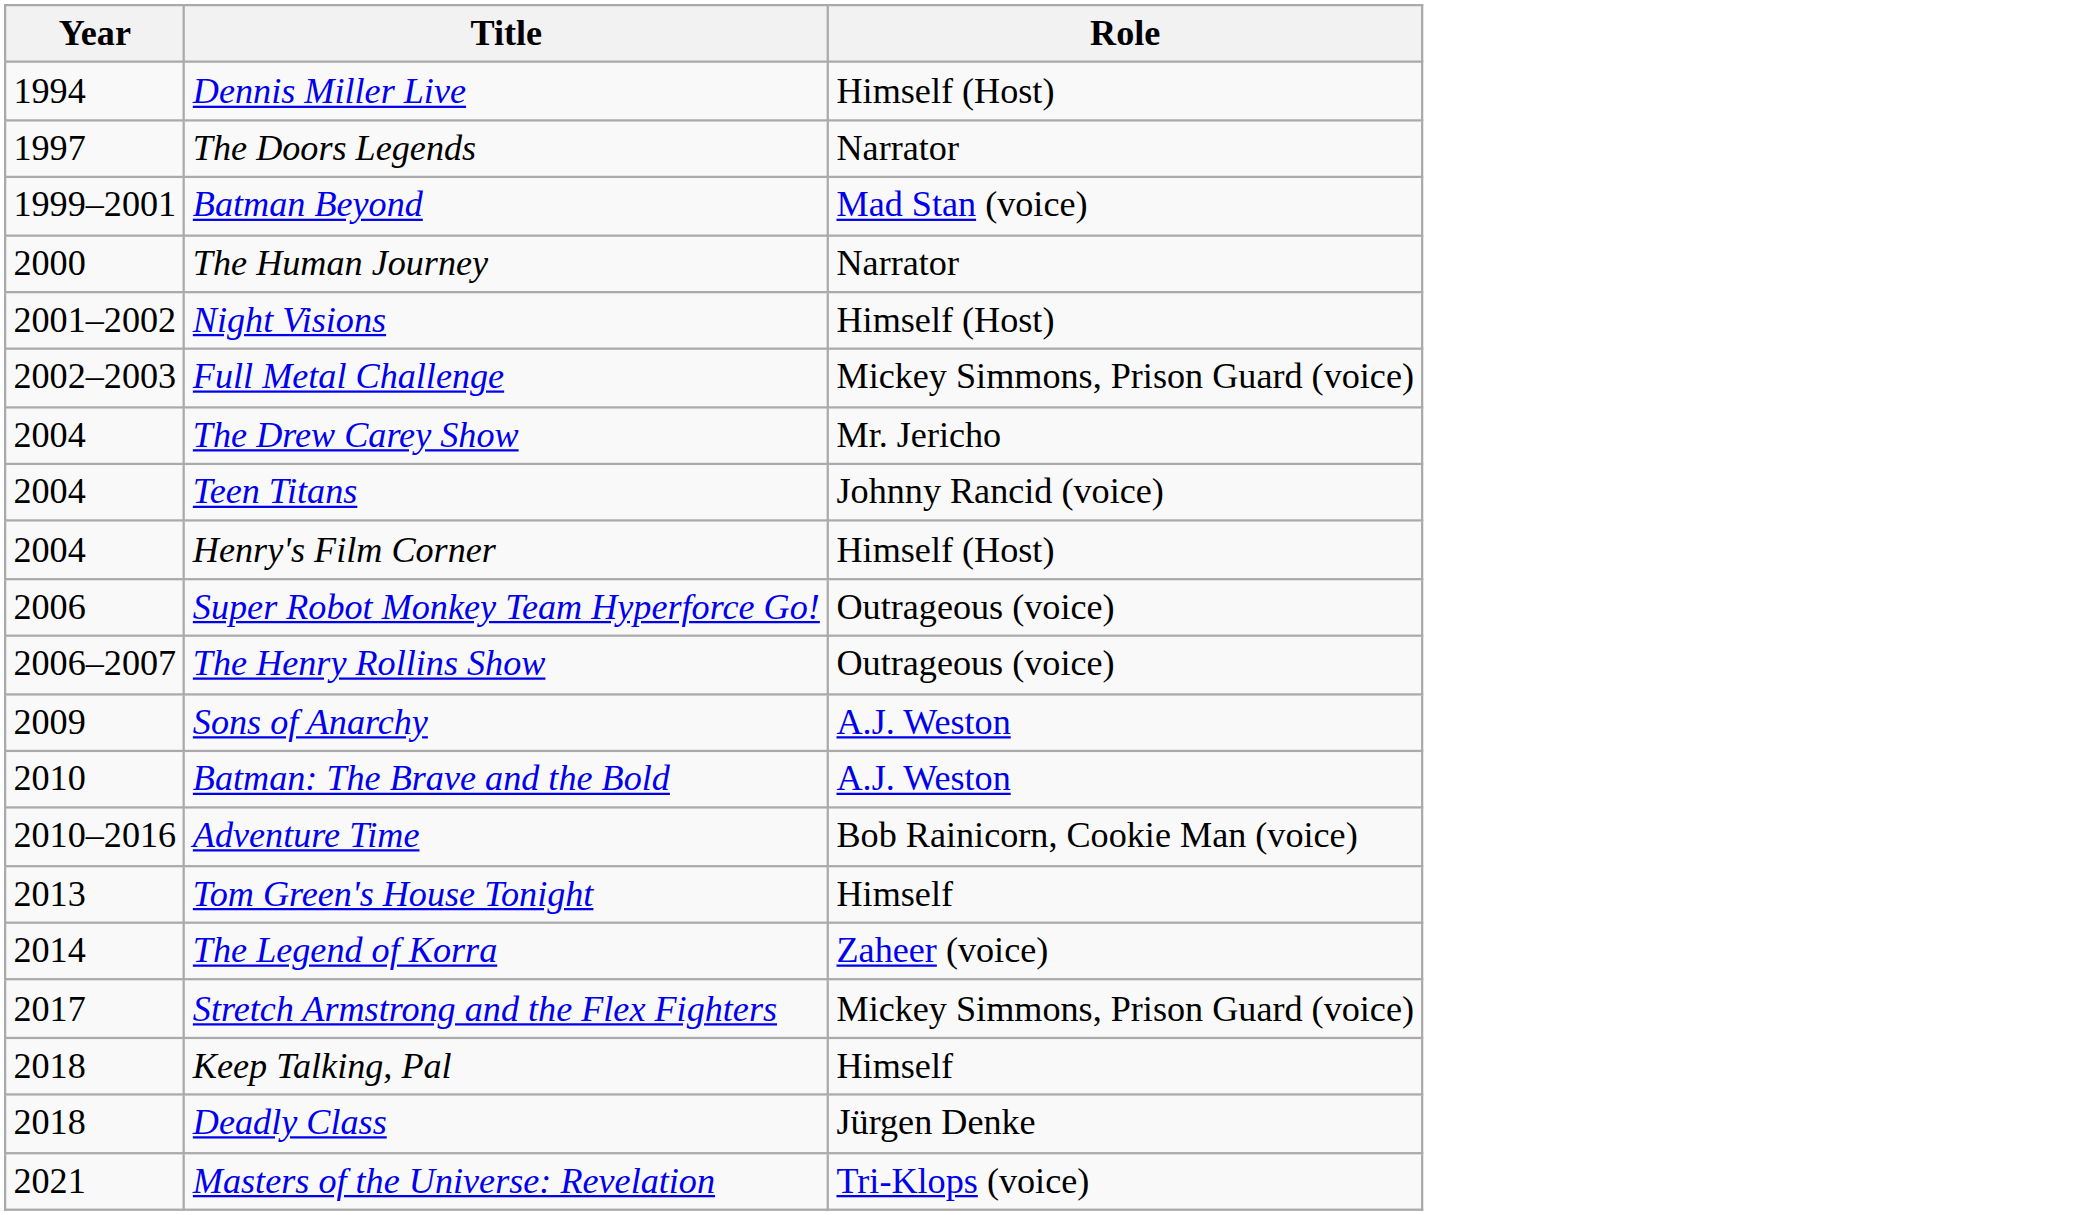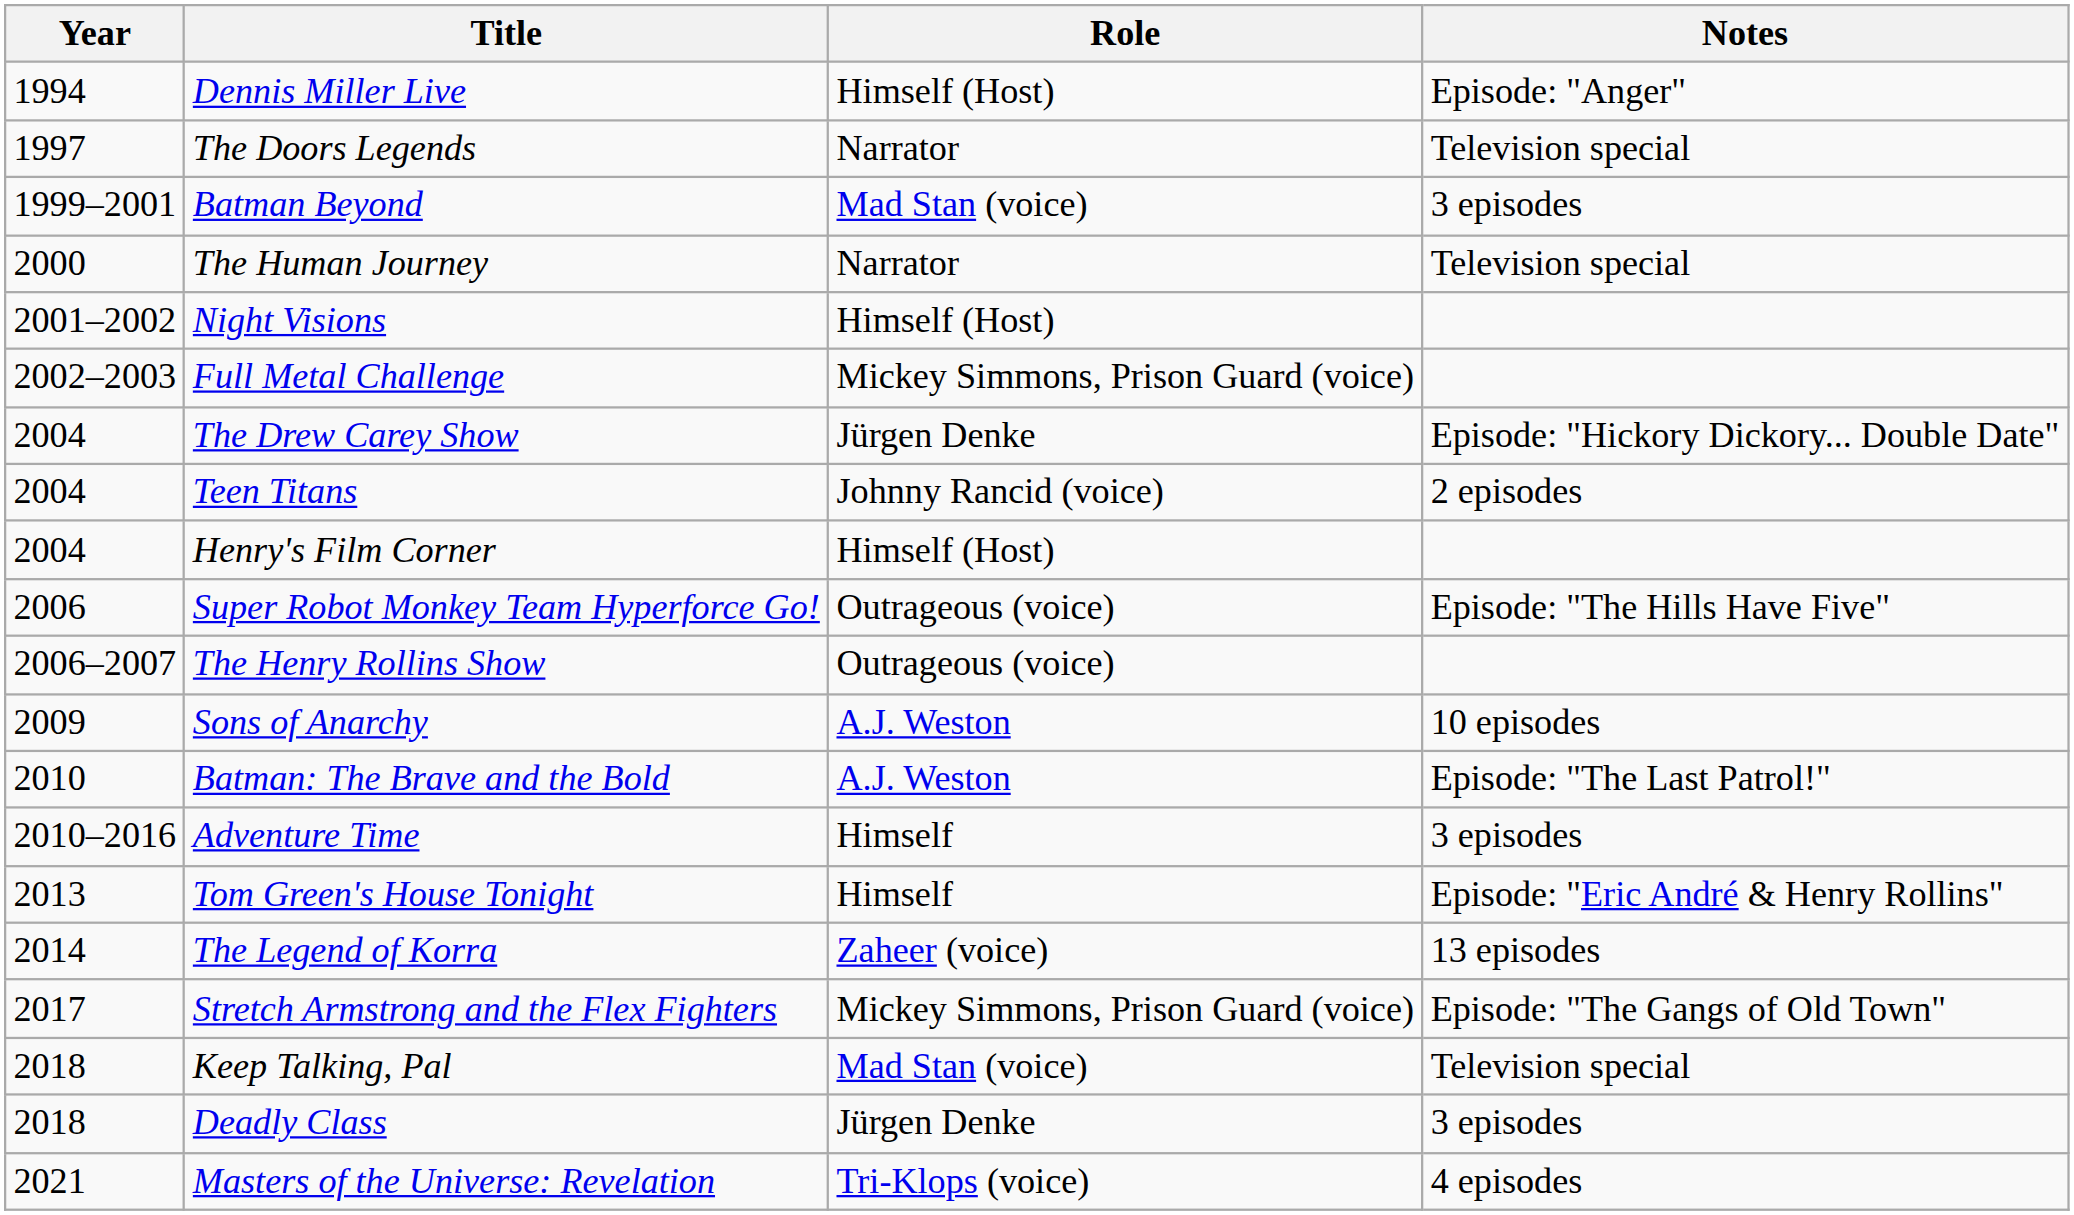+ column: (1745, 33)
(919, 434) Mr. Jericho -> (936, 434) Jürgen Denke
(1097, 836) Bob Rainicorn, Cookie Man (voice) -> (895, 836) Himself
(895, 1065) Himself -> (962, 1065) Mad Stan (voice)
